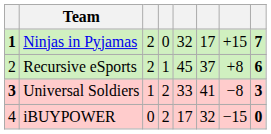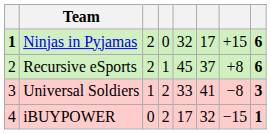(258, 41) 7 -> (258, 41) 6
(12, 91) bold -> (12, 91) normal
(258, 116) 0 -> (258, 116) 1
